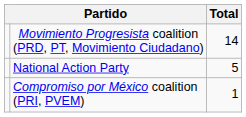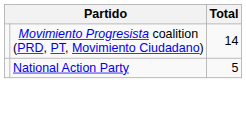- row: (105, 94)
